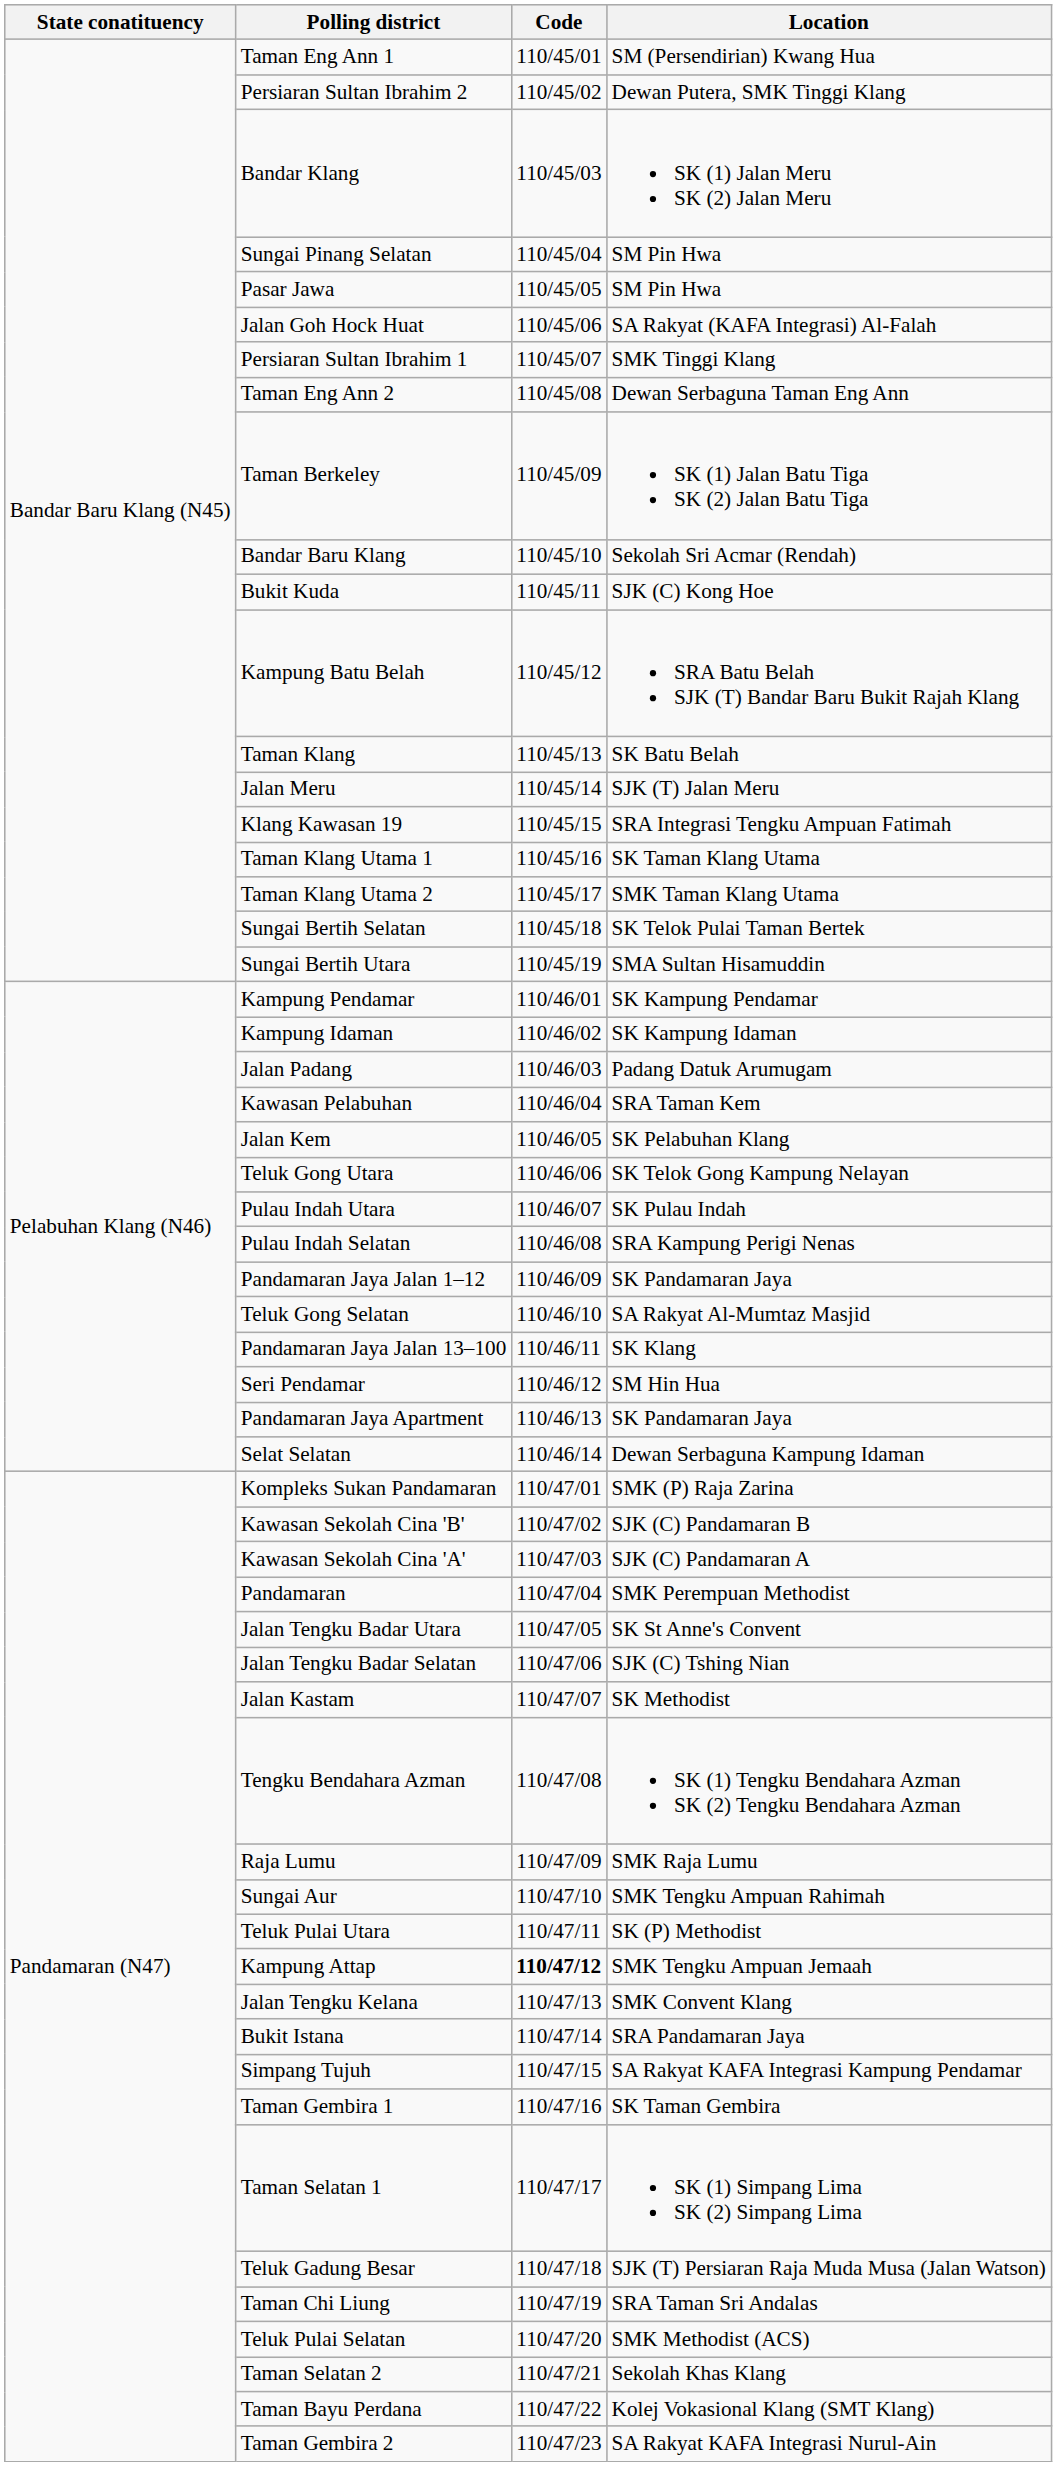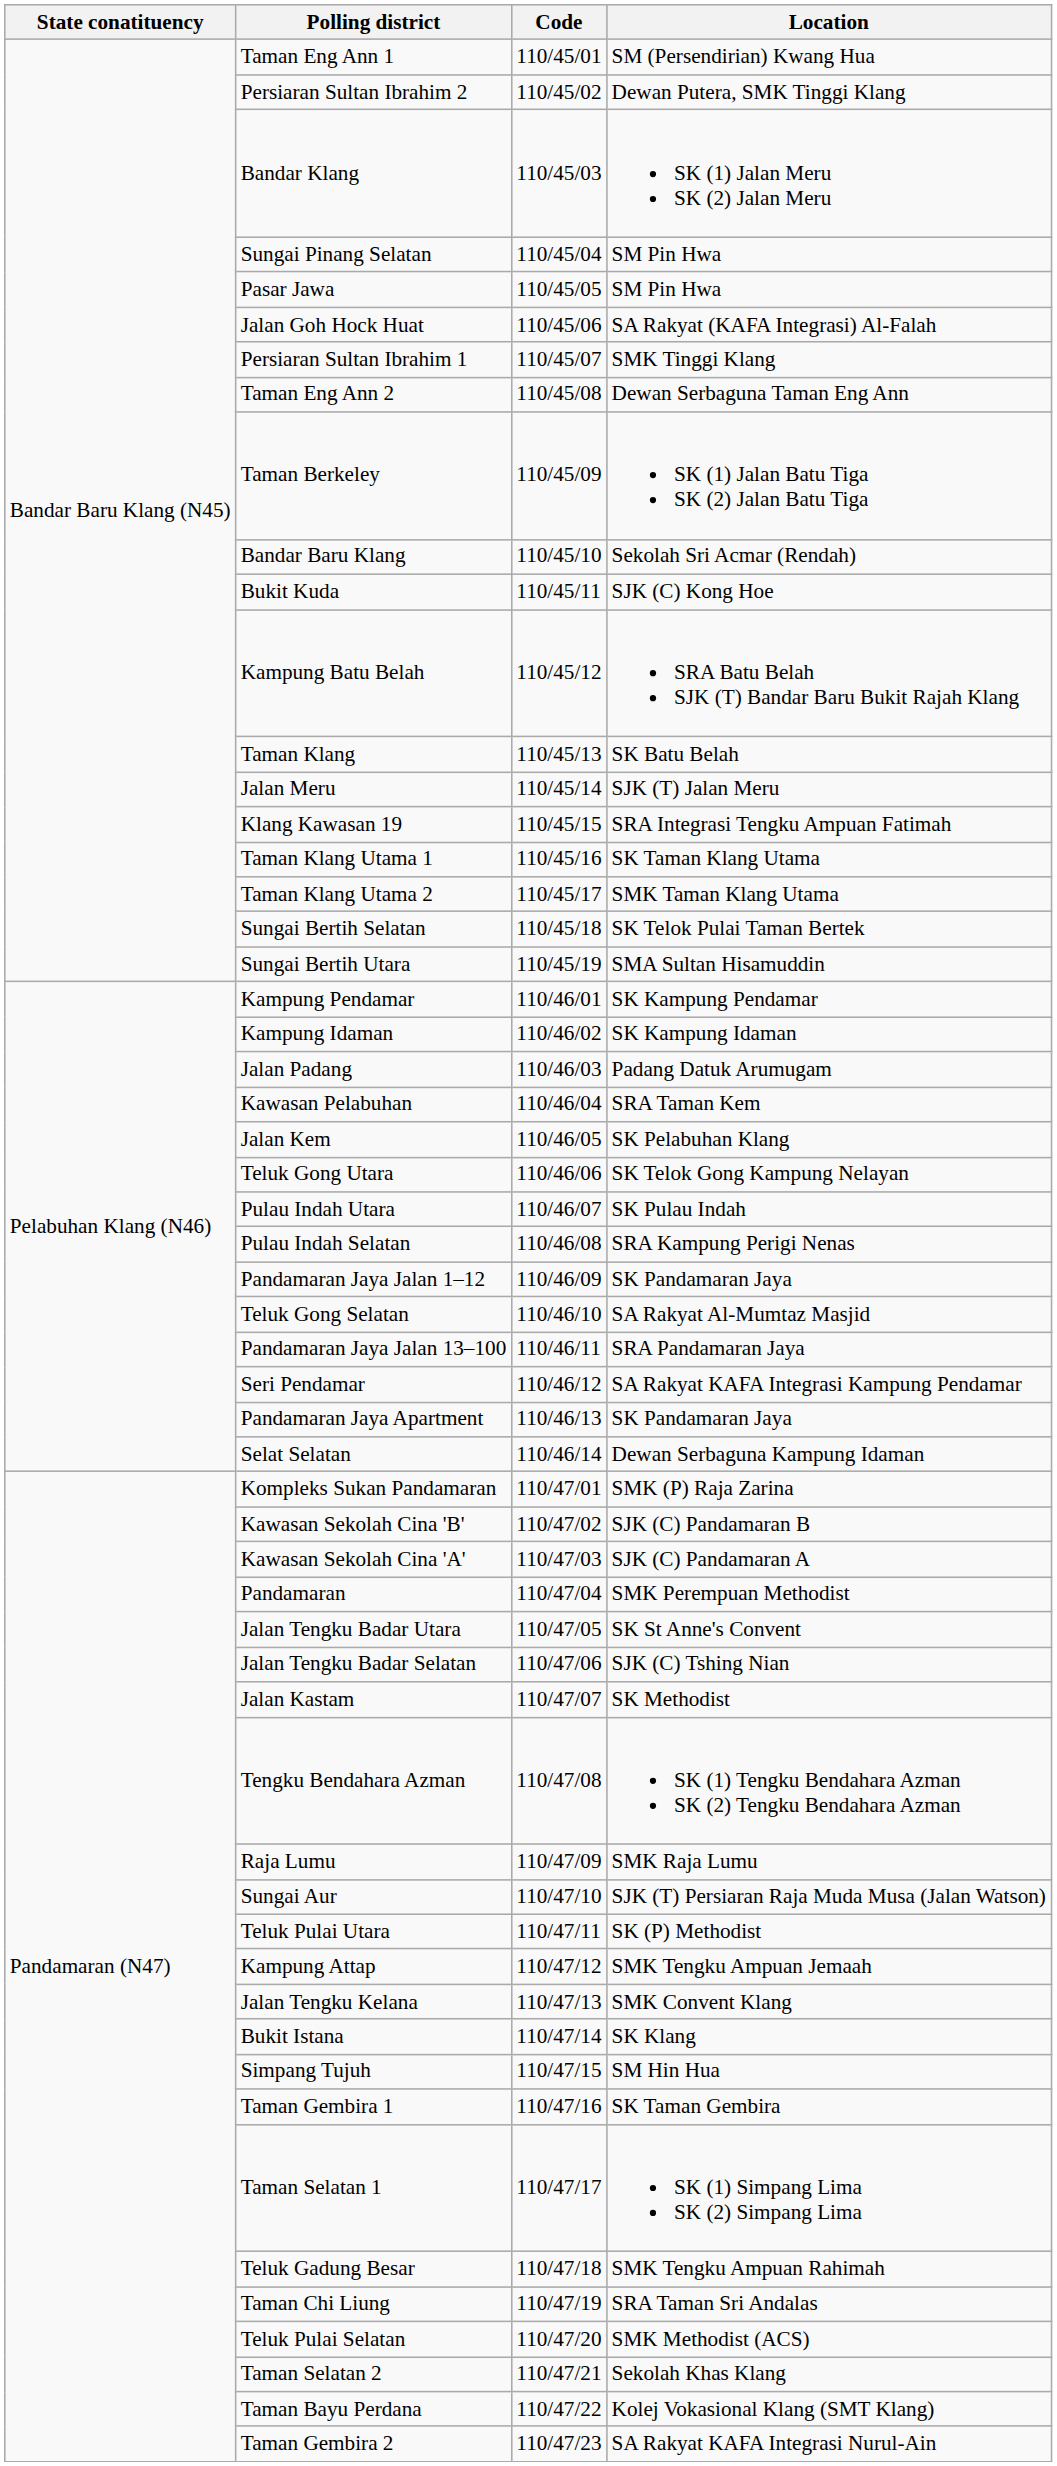(654, 1348) SK Klang -> (708, 1348) SRA Pandamaran Jaya
(666, 1383) SM Hin Hua -> (817, 1383) SA Rakyat KAFA Integrasi Kampung Pendamar
(748, 1896) SMK Tengku Ampuan Rahimah -> (829, 1896) SJK (T) Persiaran Raja Muda Musa (Jalan Watson)
(559, 1966) bold -> (559, 1966) normal
(708, 2036) SRA Pandamaran Jaya -> (654, 2036) SK Klang
(817, 2071) SA Rakyat KAFA Integrasi Kampung Pendamar -> (666, 2071) SM Hin Hua
(829, 2268) SJK (T) Persiaran Raja Muda Musa (Jalan Watson) -> (748, 2268) SMK Tengku Ampuan Rahimah
